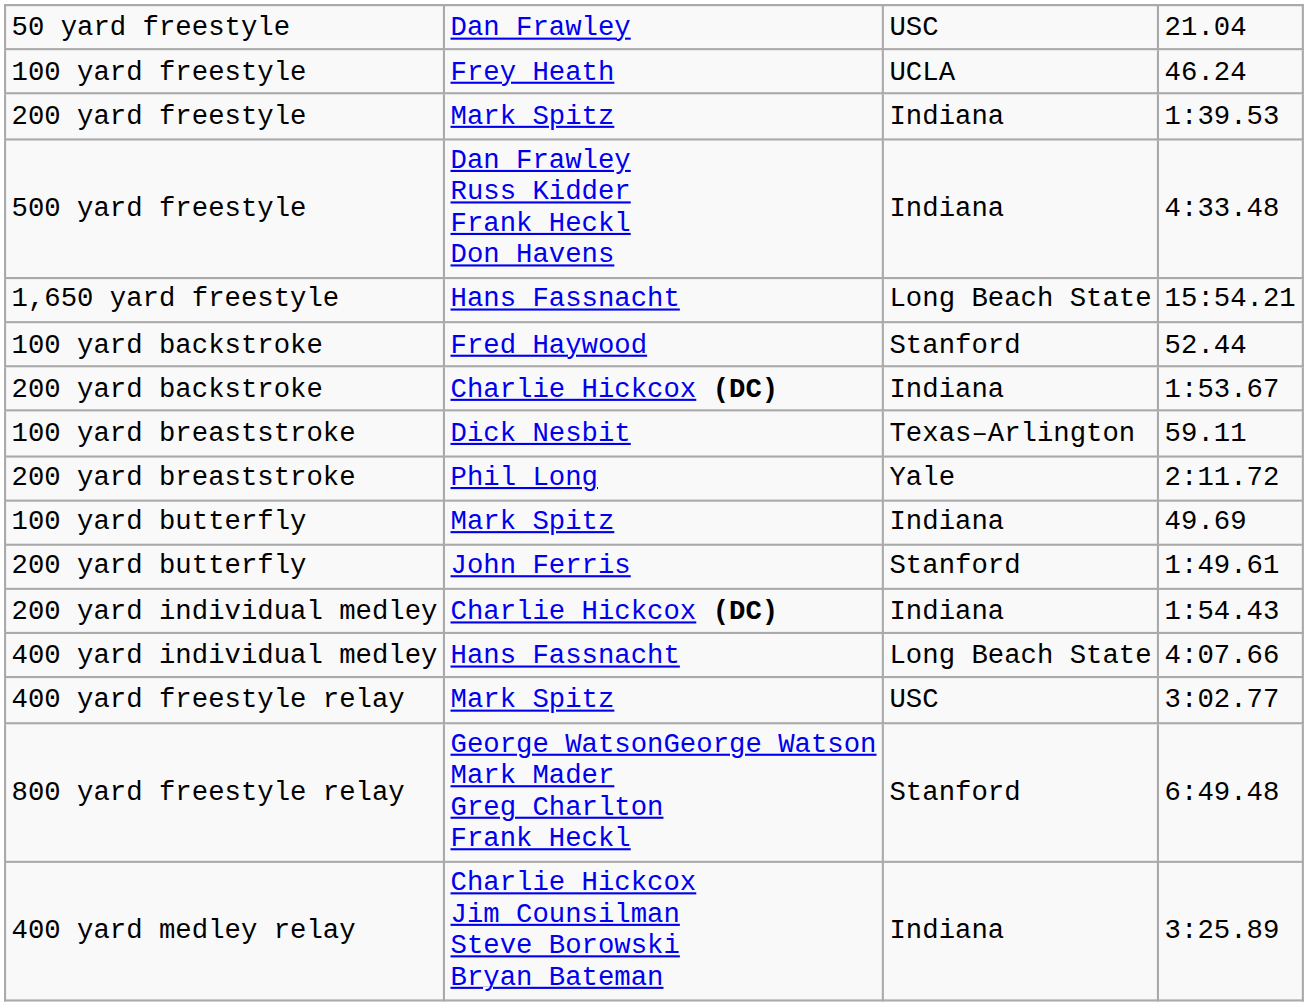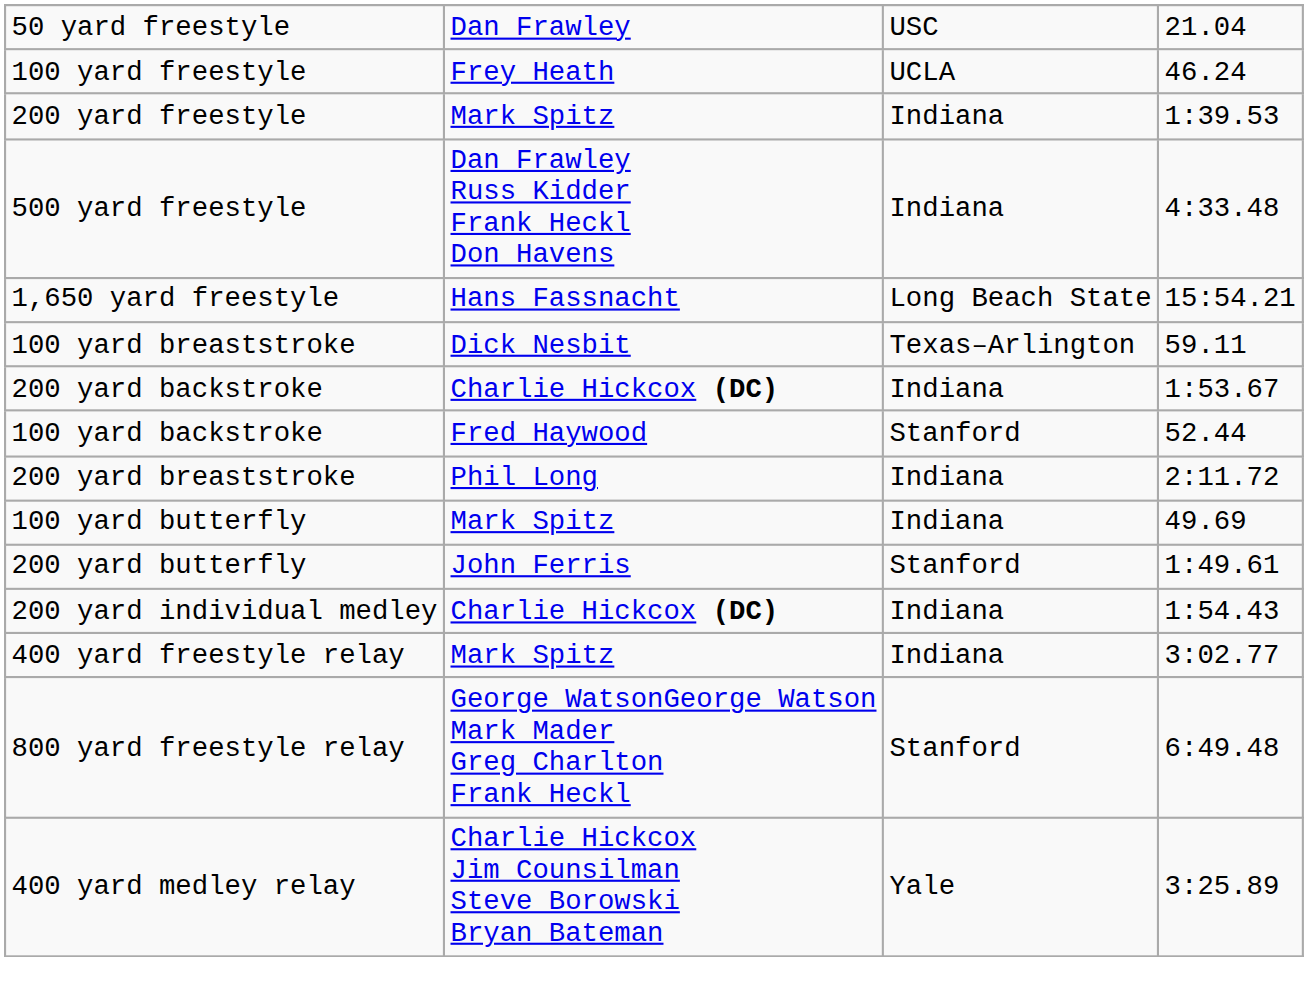rows swapped: (167, 344) <-> (184, 433)
(922, 478) Yale -> (947, 478) Indiana
- row: (225, 656)
(914, 700) USC -> (947, 656) Indiana
(947, 931) Indiana -> (922, 886) Yale
